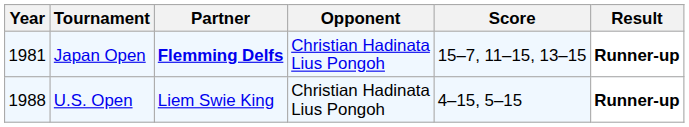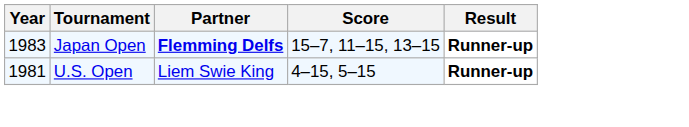- column: (361, 18)
(27, 54) 1981 -> (27, 45) 1983
(27, 100) 1988 -> (27, 72) 1981
